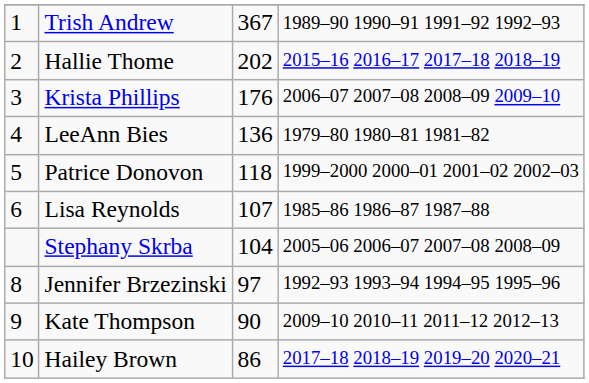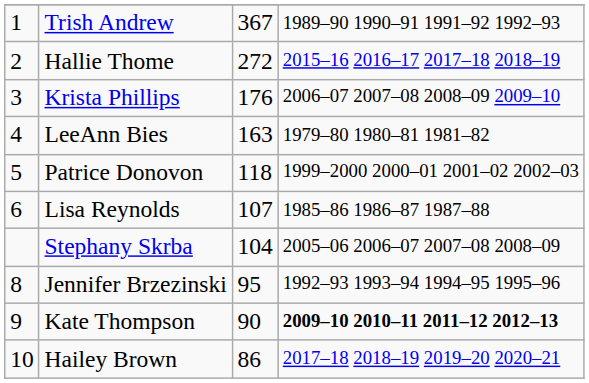(255, 60) 202 -> (255, 60) 272
(255, 135) 136 -> (255, 135) 163
(249, 284) 97 -> (249, 284) 95
(421, 321) normal -> (420, 321) bold
